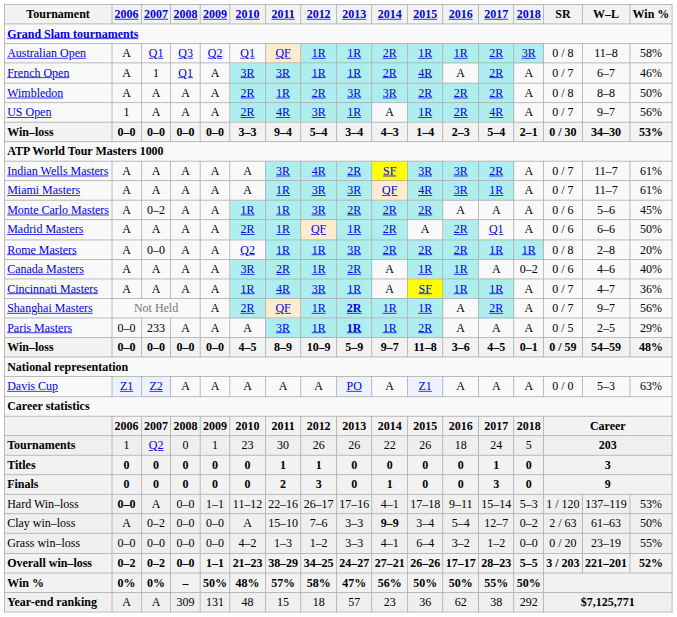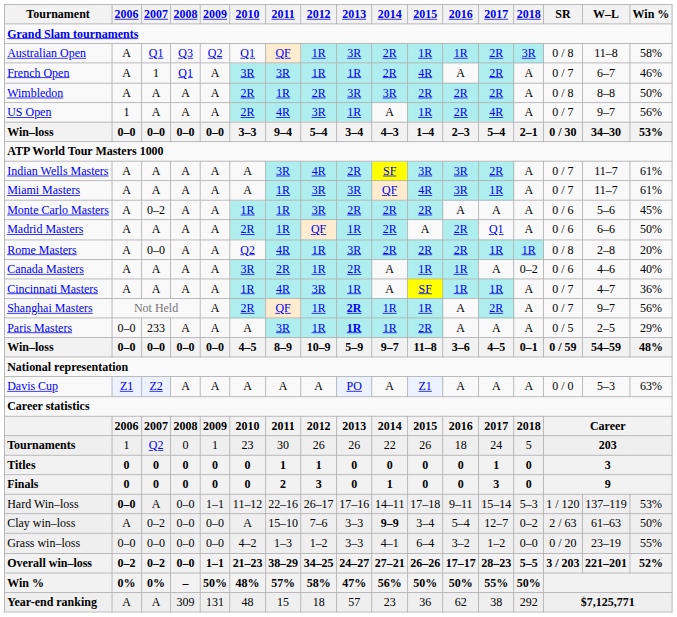(354, 53) 1R -> (354, 53) 3R
(283, 249) 1R -> (283, 249) 4R
(390, 504) 4–1 -> (390, 504) 14–11
